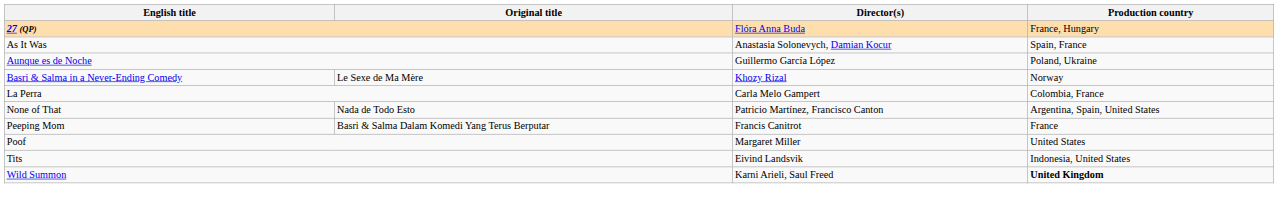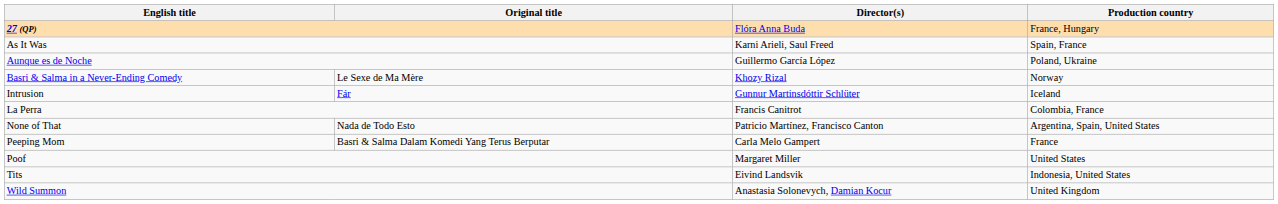(813, 45) Anastasia Solonevych, Damian Kocur -> (784, 45) Karni Arieli, Saul Freed
+ row: (25, 93)
(777, 93) Carla Melo Gampert -> (768, 110) Francis Canitrot
(768, 126) Francis Canitrot -> (777, 142) Carla Melo Gampert
(784, 175) Karni Arieli, Saul Freed -> (813, 191) Anastasia Solonevych, Damian Kocur
(1067, 175) bold -> (1065, 191) normal
